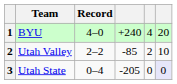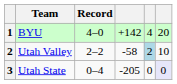(130, 33) +240 -> (130, 33) +142
(130, 51) -85 -> (130, 51) -58
(150, 51) no background -> (150, 51) lightblue background
